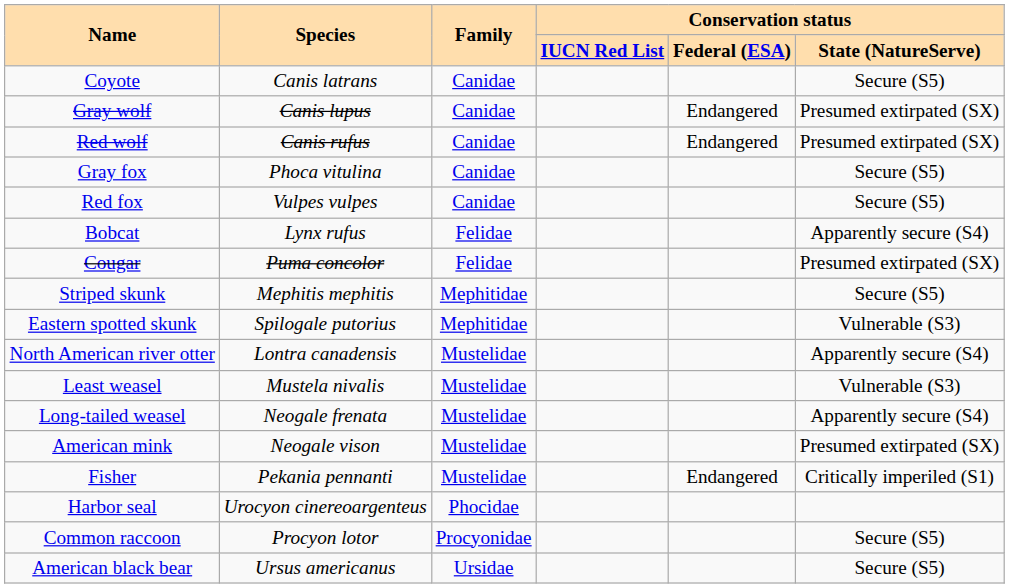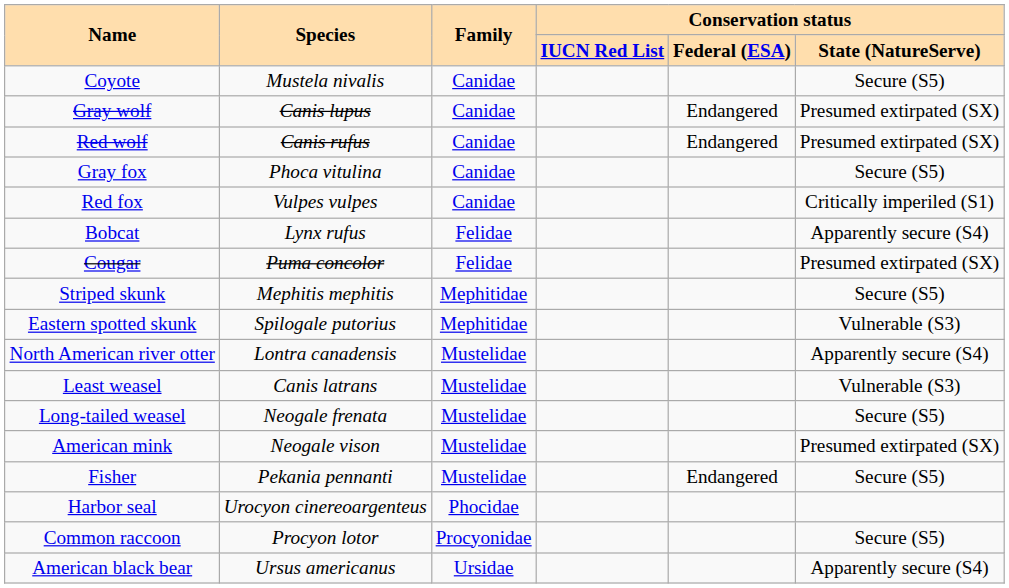(325, 80) Canis latrans -> (325, 80) Mustela nivalis
(900, 202) Secure (S5) -> (899, 202) Critically imperiled (S1)
(325, 385) Mustela nivalis -> (325, 385) Canis latrans
(899, 415) Apparently secure (S4) -> (900, 415) Secure (S5)
(899, 476) Critically imperiled (S1) -> (900, 476) Secure (S5)
(900, 567) Secure (S5) -> (899, 567) Apparently secure (S4)
